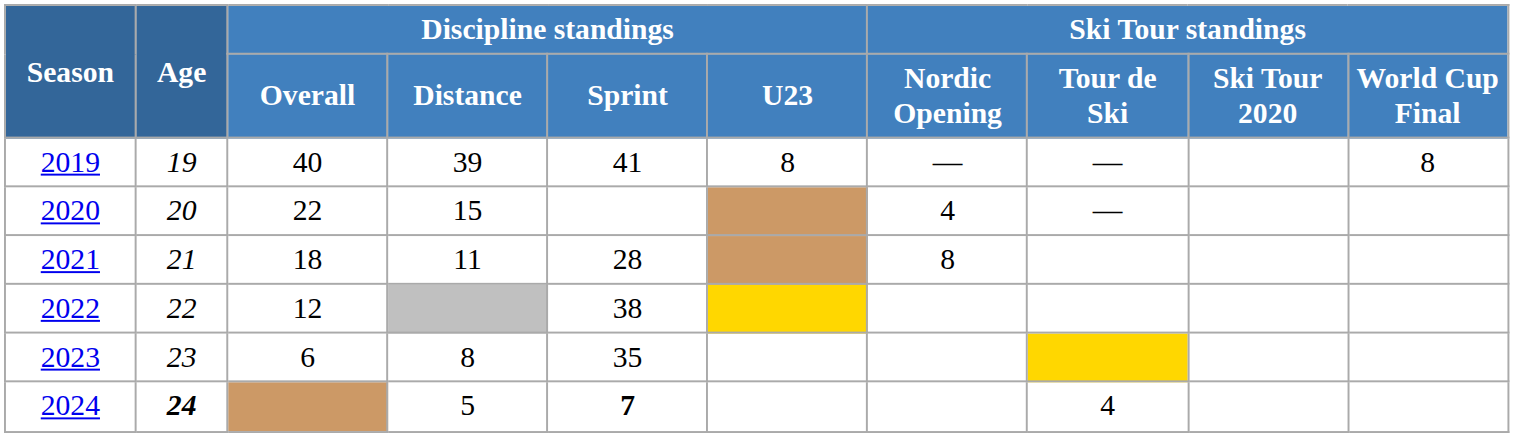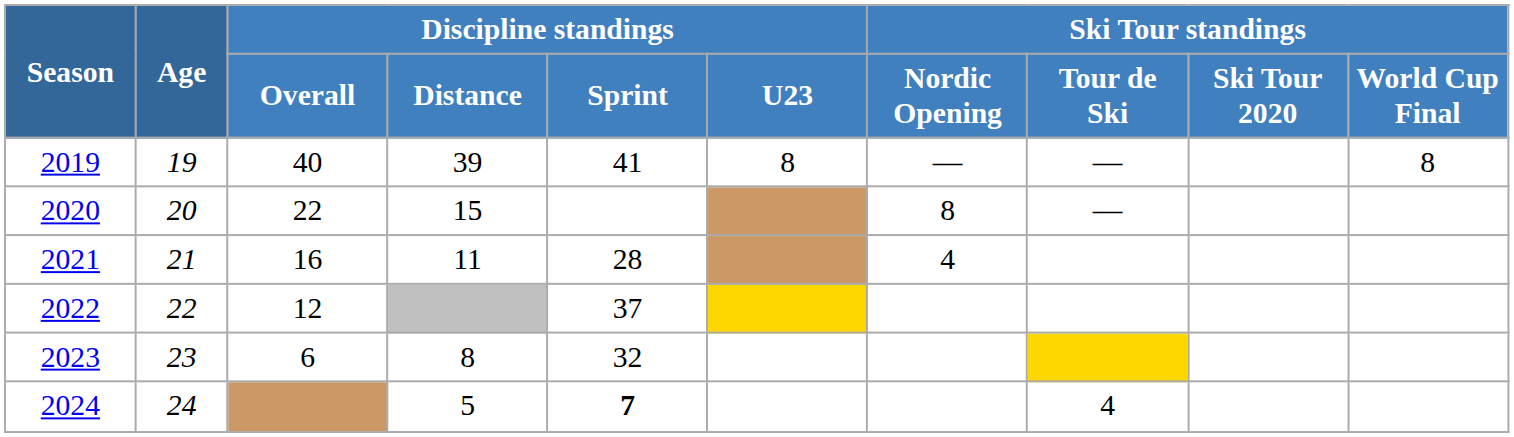(948, 210) 4 -> (948, 210) 8
(308, 259) 18 -> (308, 259) 16
(948, 259) 8 -> (948, 259) 4
(628, 308) 38 -> (628, 308) 37
(628, 357) 35 -> (628, 357) 32
(182, 406) bold -> (182, 406) normal
